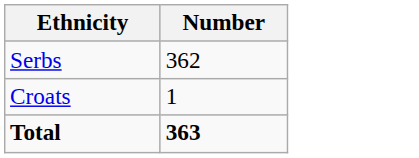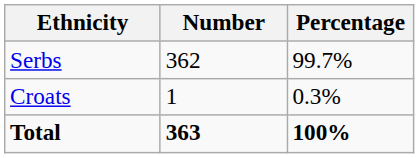+ column: (350, 22)
